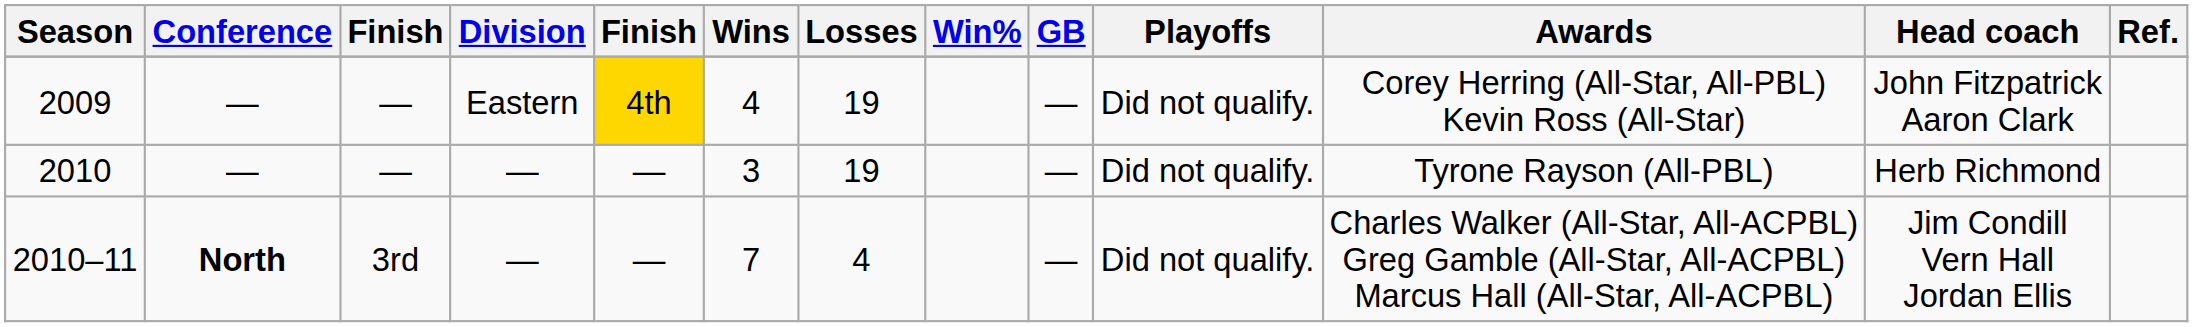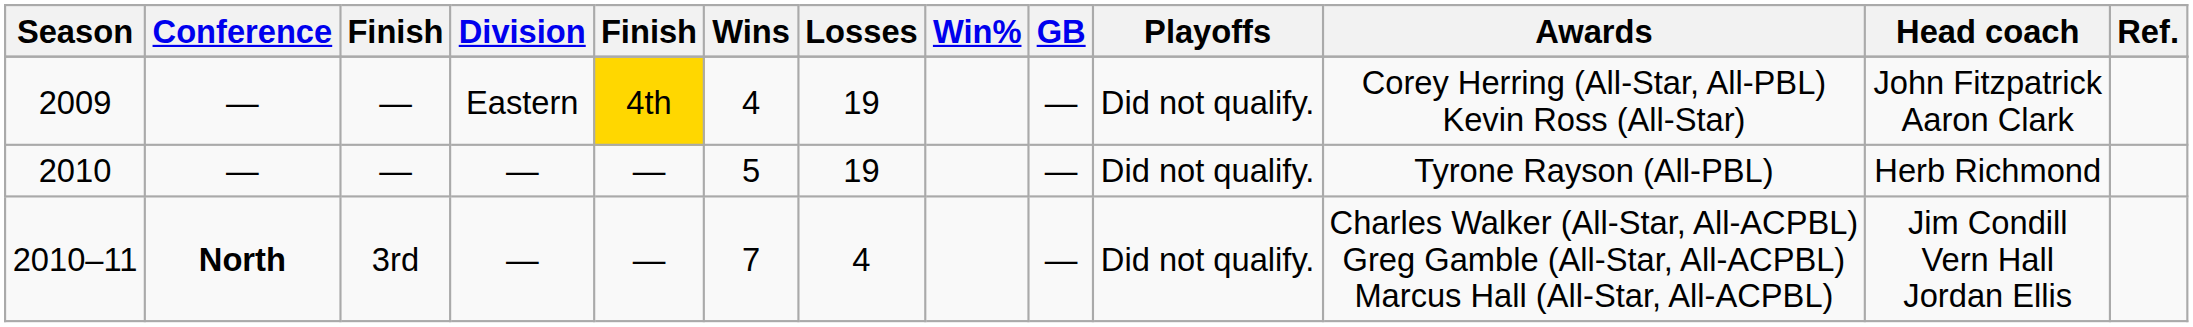(751, 171) 3 -> (751, 171) 5
